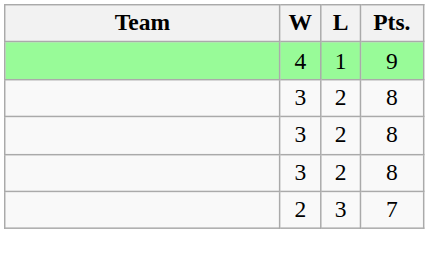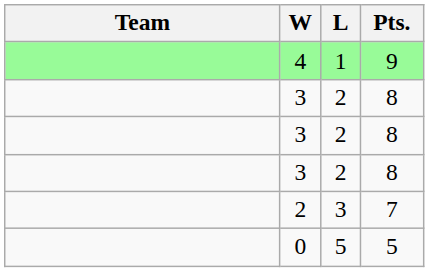+ row: (300, 246)
